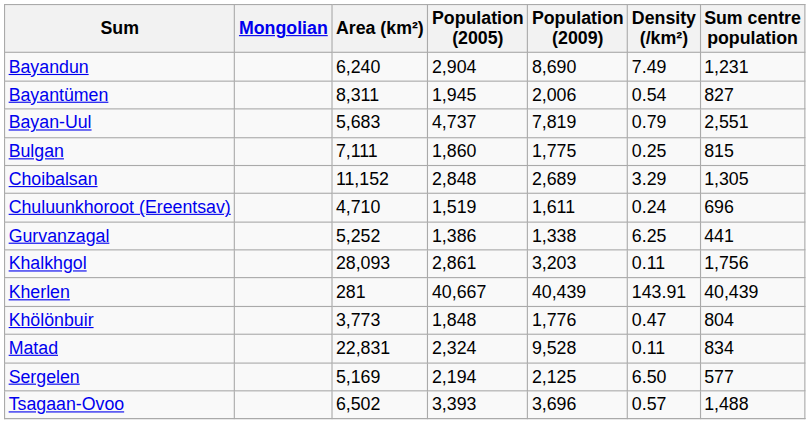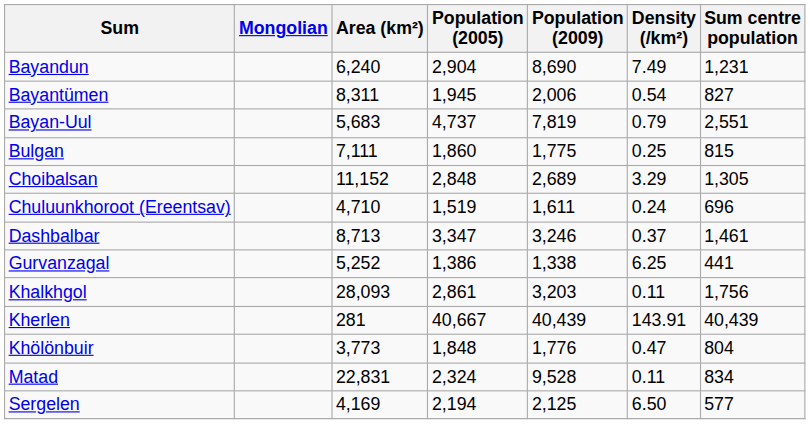+ row: (54, 235)
(358, 376) 5,169 -> (358, 404) 4,169
- row: (66, 404)
